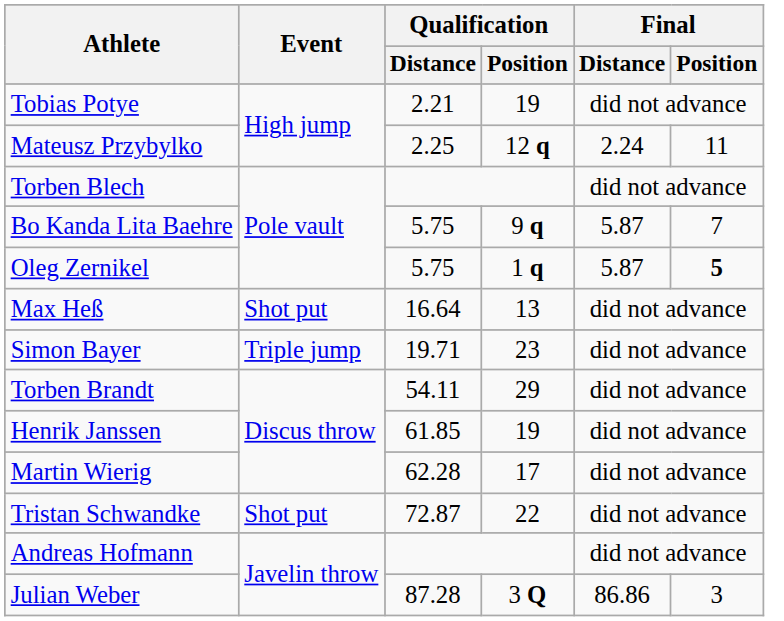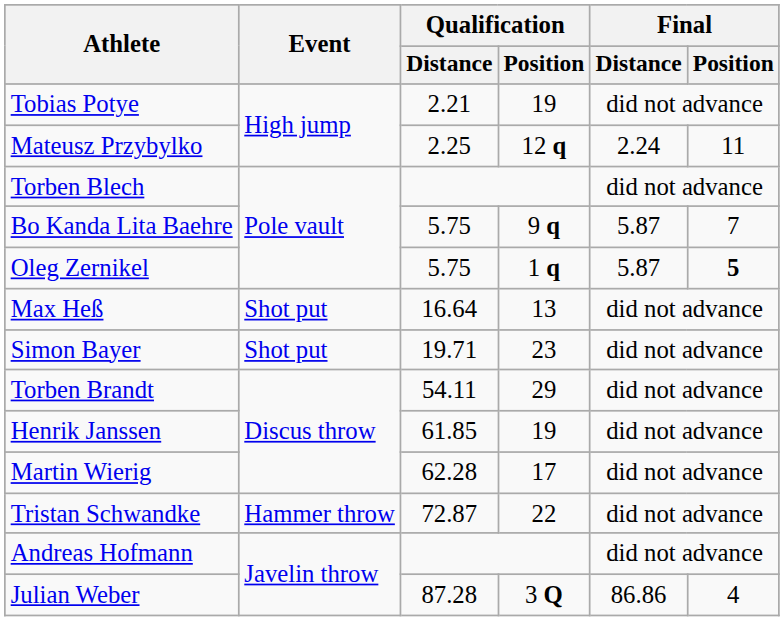(303, 349) Triple jump -> (286, 349) Shot put
(286, 513) Shot put -> (320, 513) Hammer throw
(717, 595) 3 -> (733, 595) 4
